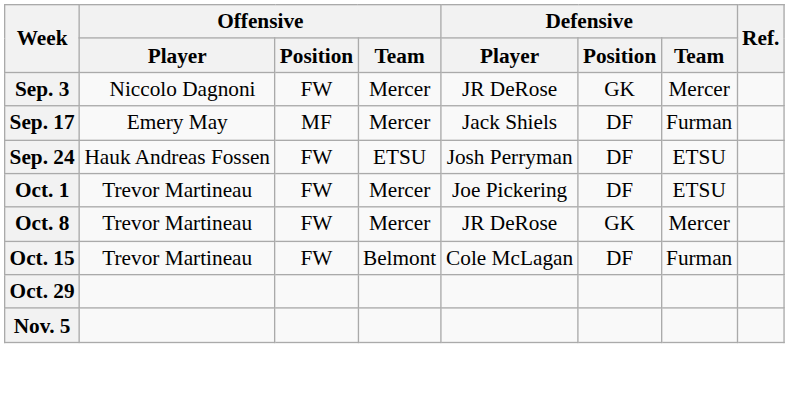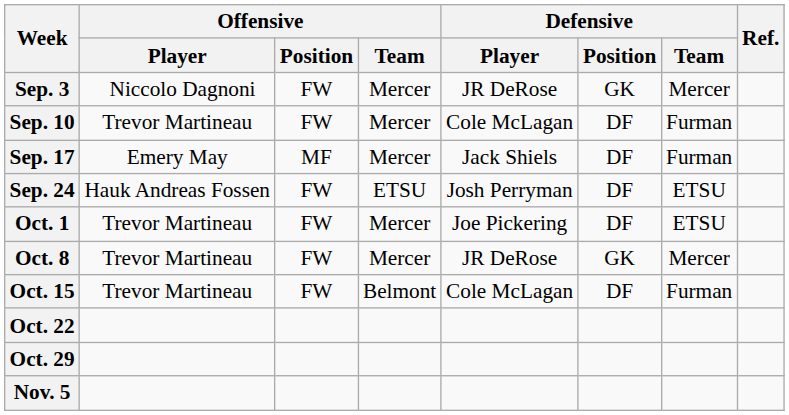+ row: (42, 122)
+ row: (42, 325)
